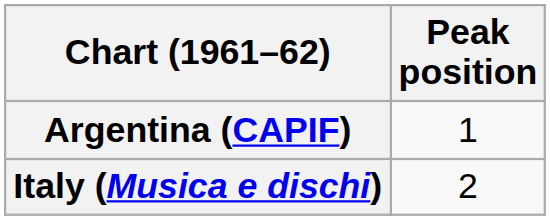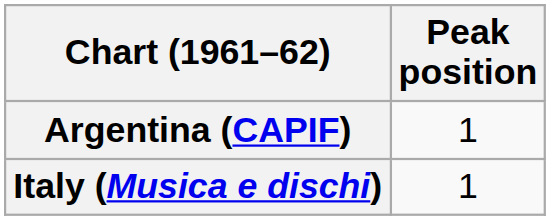(468, 186) 2 -> (468, 186) 1
